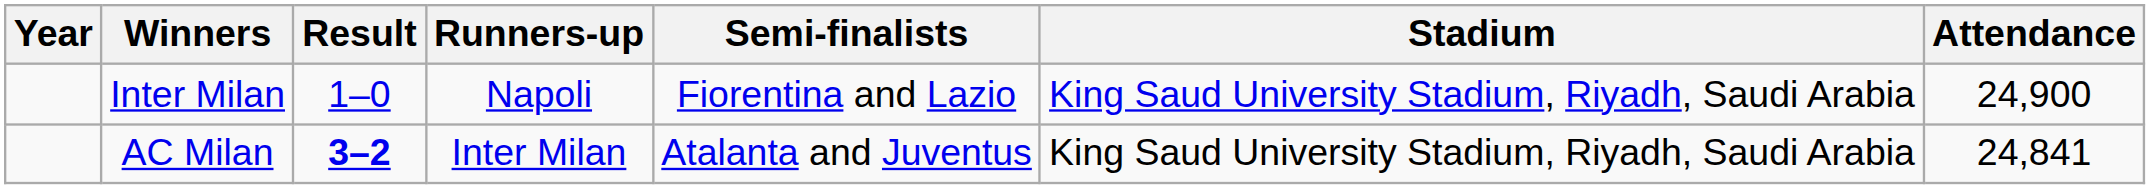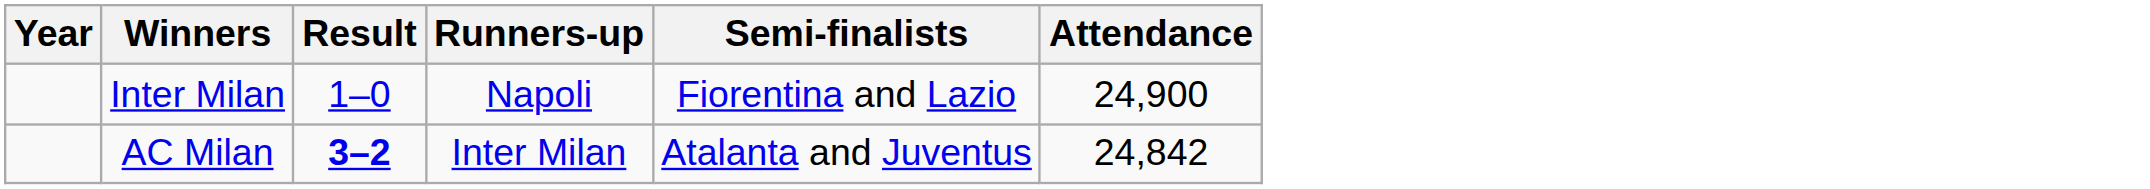- column: (1482, 34)
(2034, 152) 24,841 -> (1151, 152) 24,842
